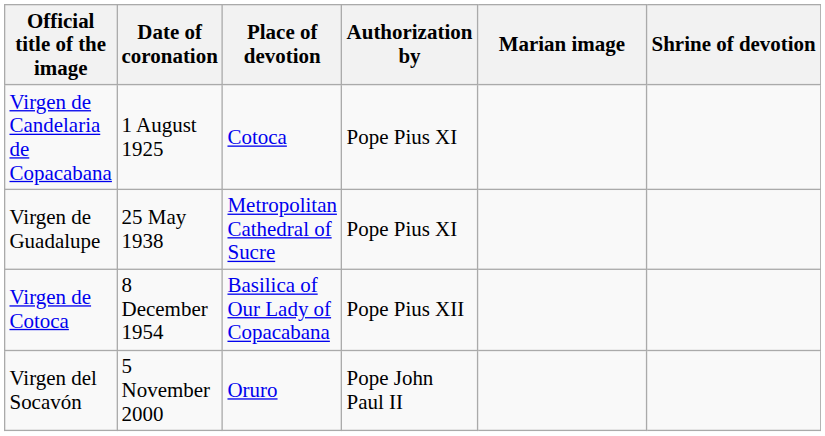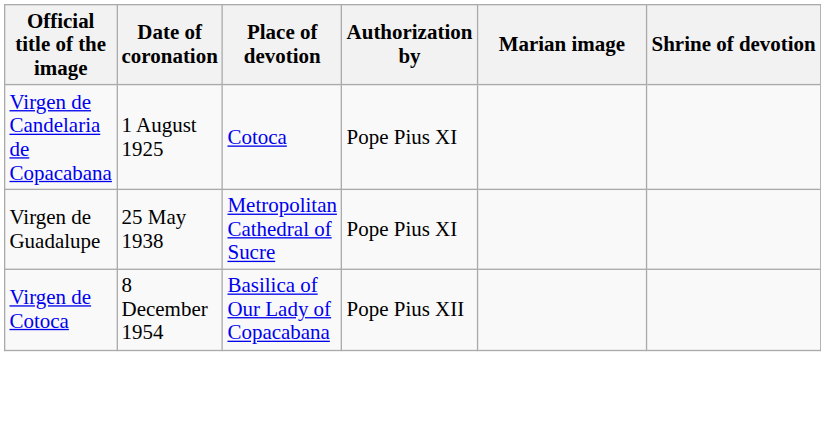- row: (53, 389)
